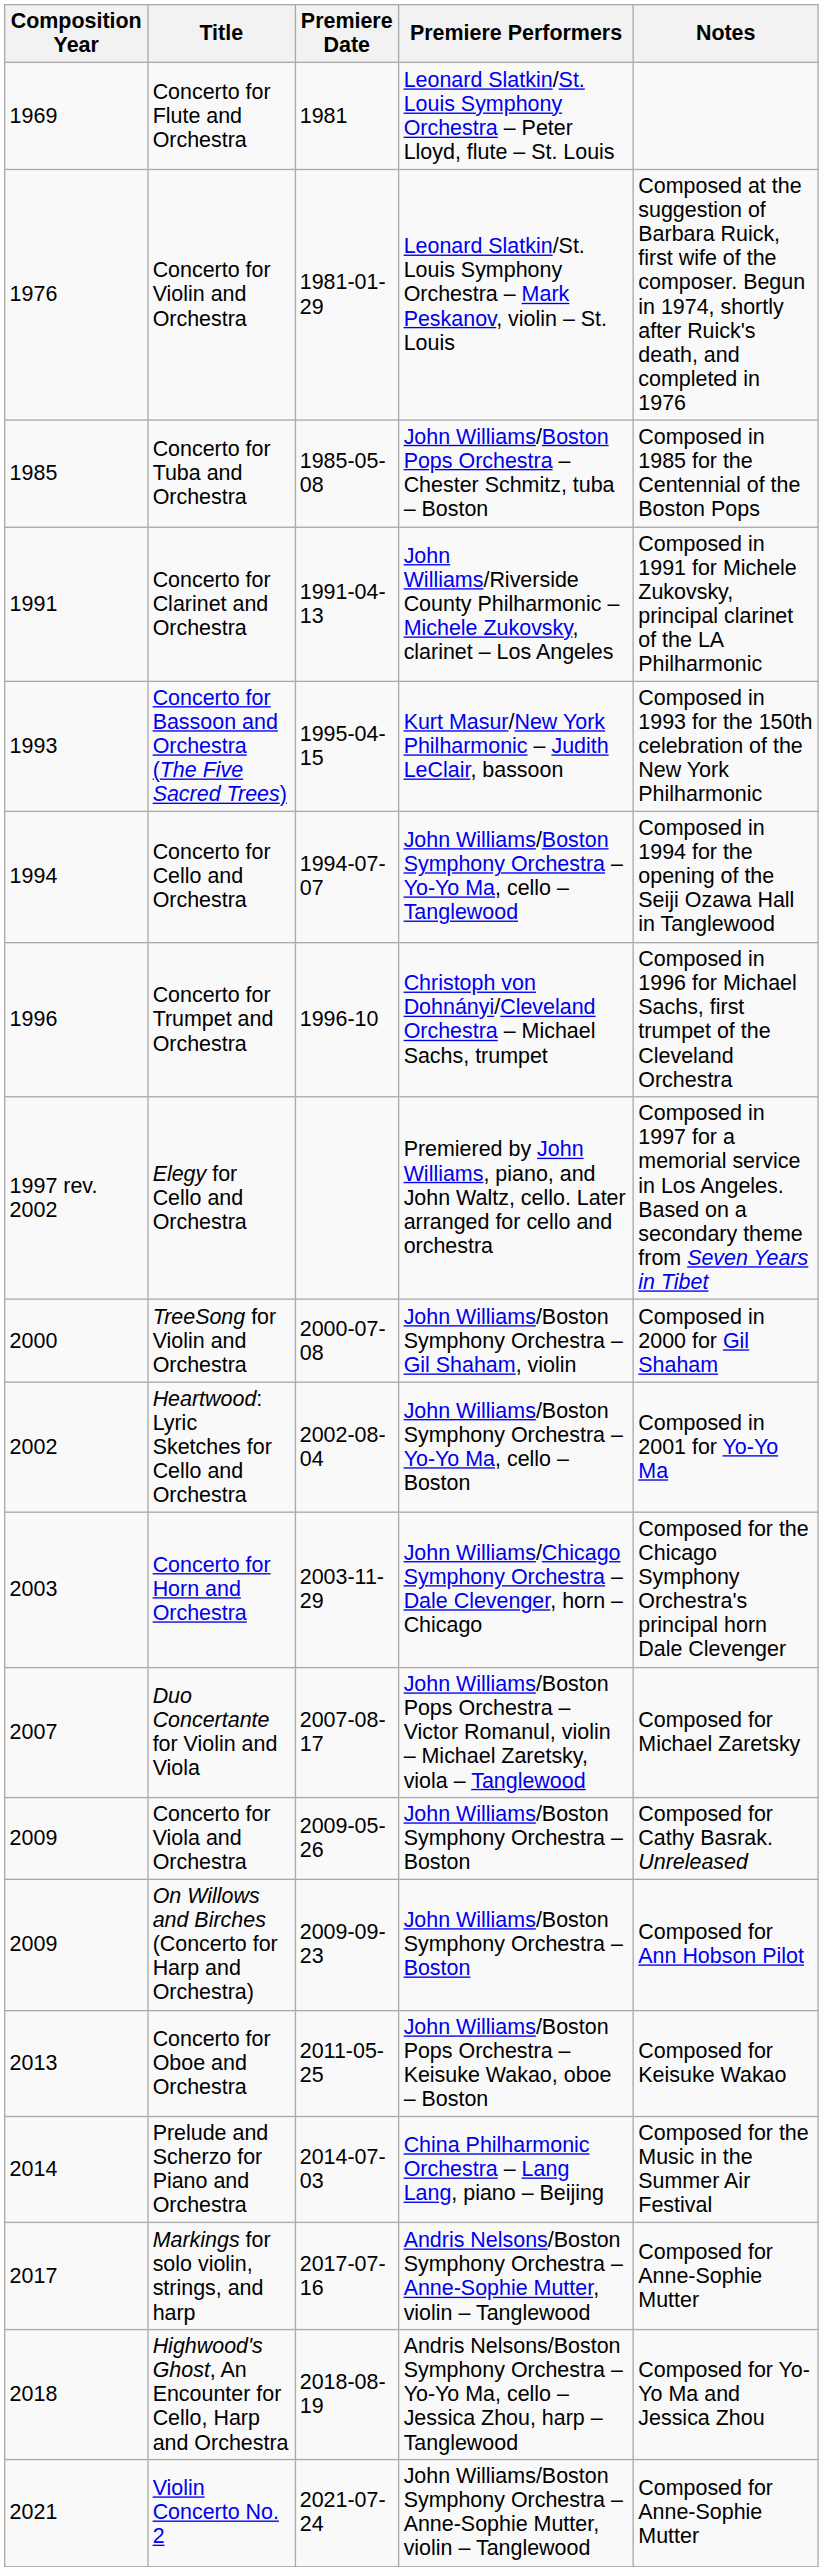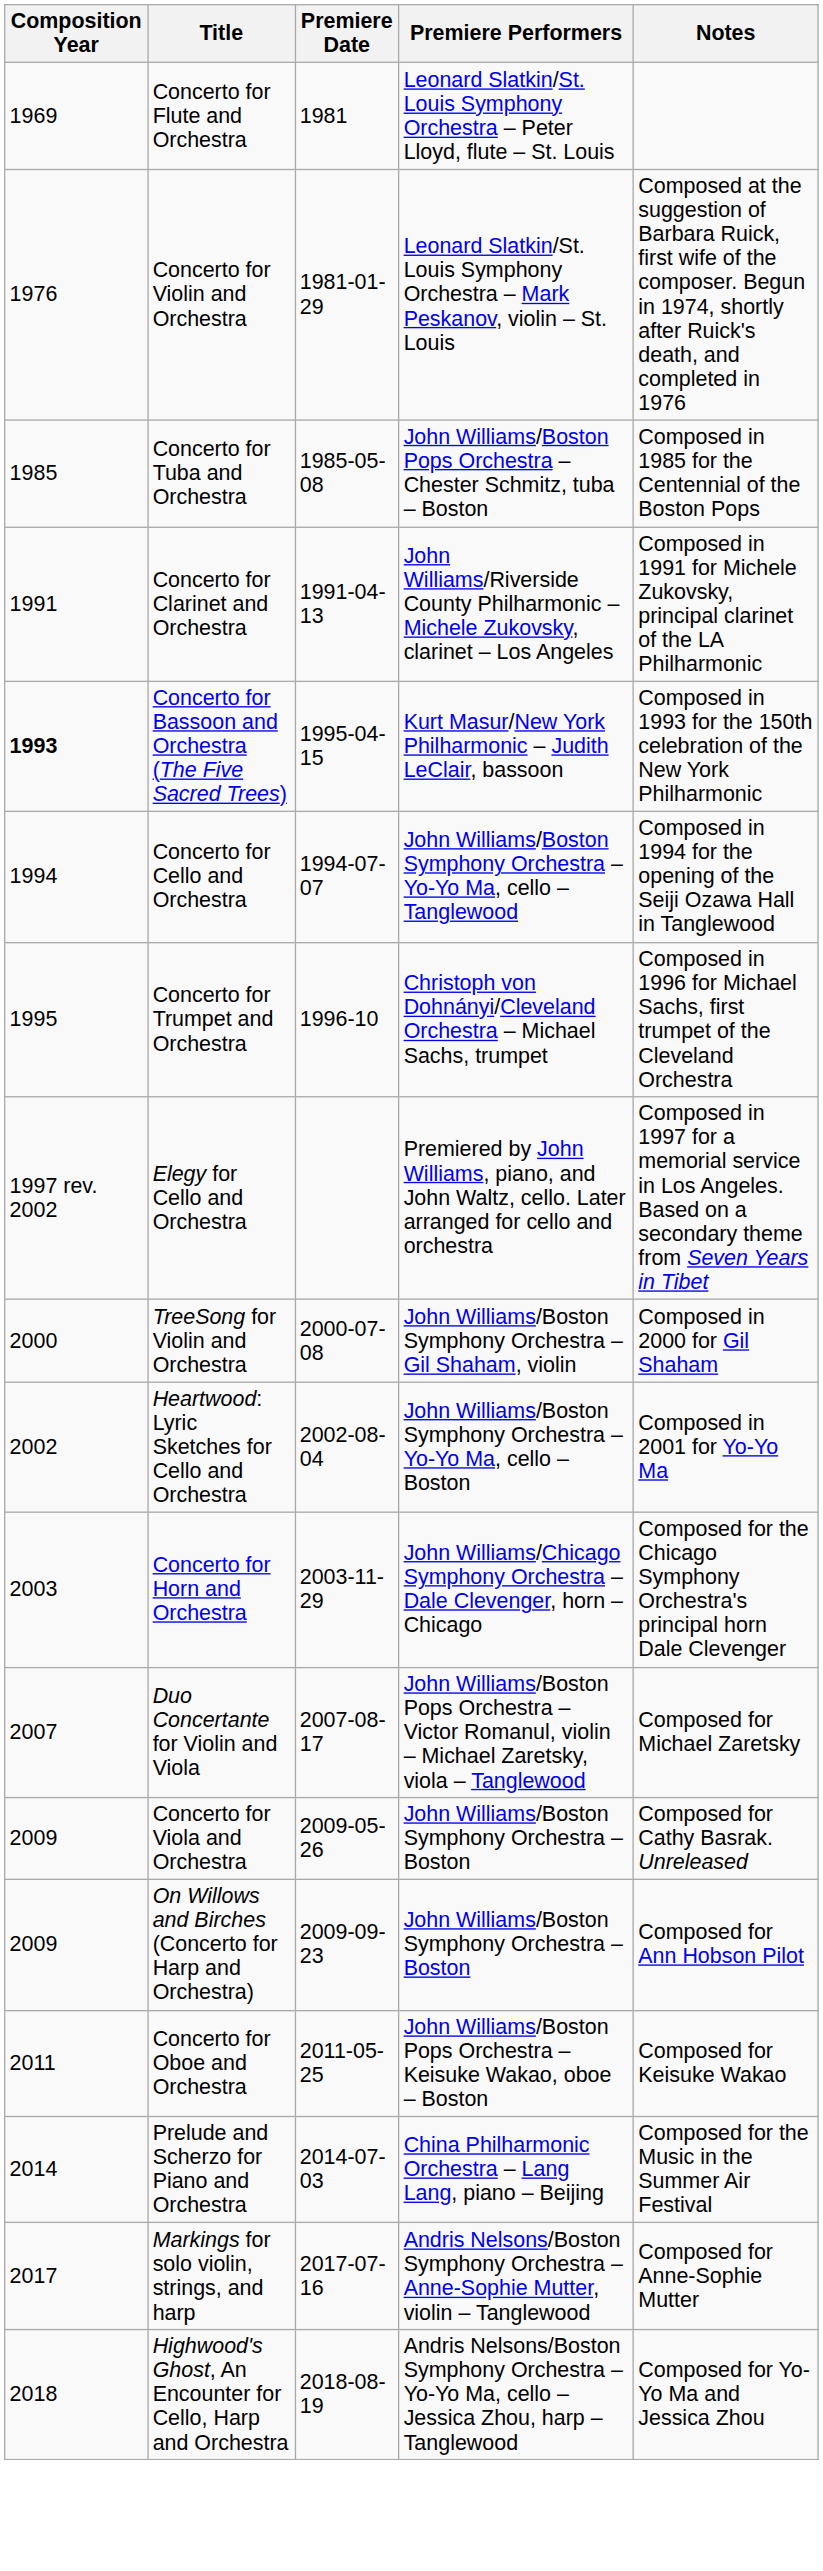(33, 746) normal -> (33, 746) bold
(33, 1019) 1996 -> (33, 1019) 1995
(33, 2063) 2013 -> (33, 2063) 2011
- row: (216, 2512)
